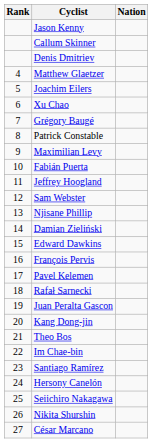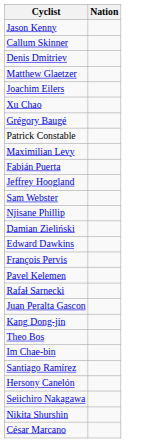- column: (18, 12)
